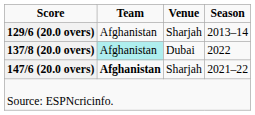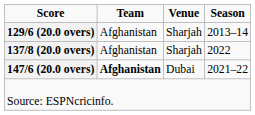(128, 50) paleturquoise background -> (128, 50) no background
(180, 50) Dubai -> (184, 50) Sharjah
(184, 69) Sharjah -> (180, 69) Dubai
